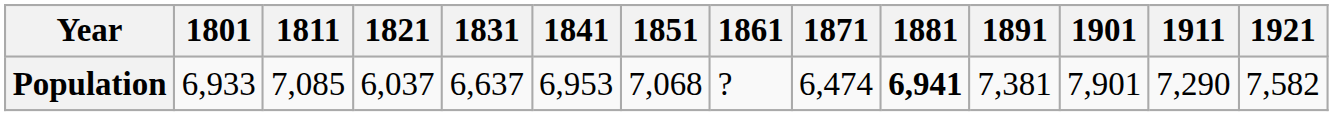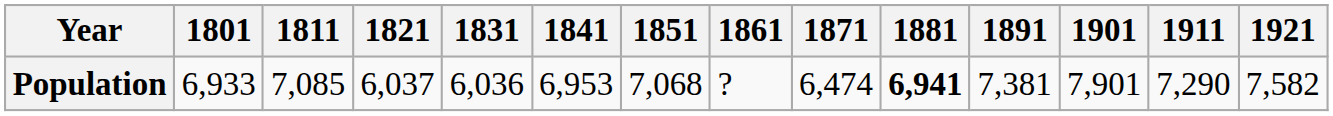(487, 82) 6,637 -> (487, 82) 6,036
